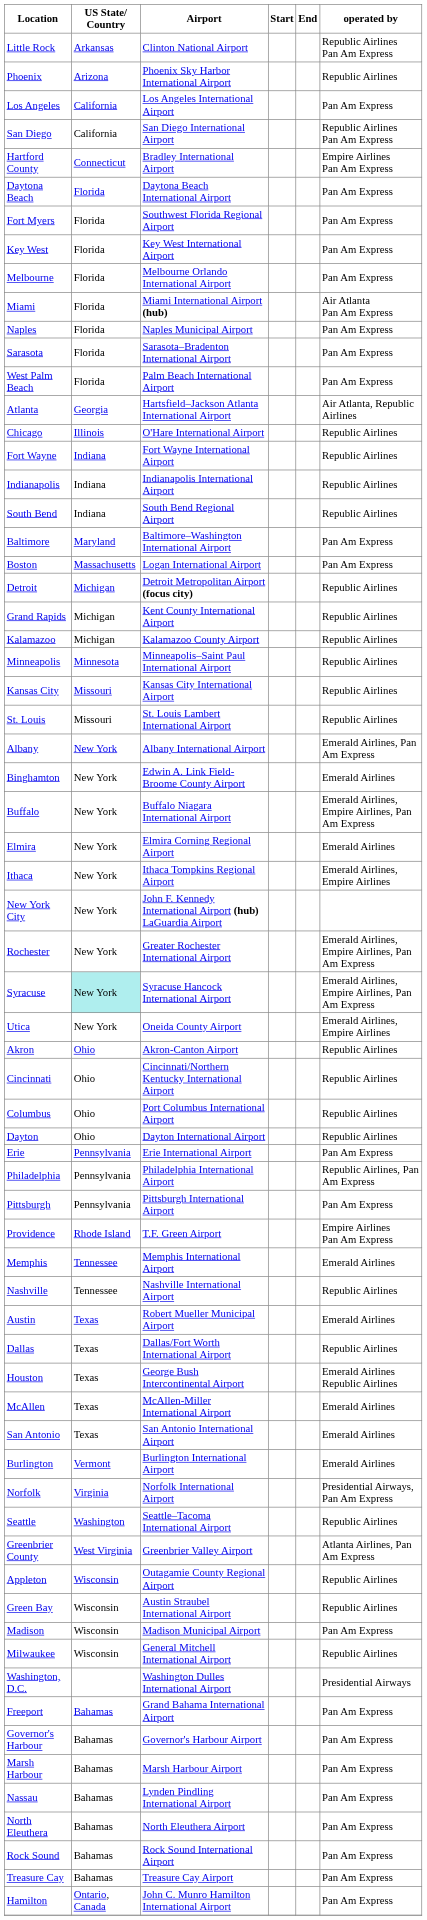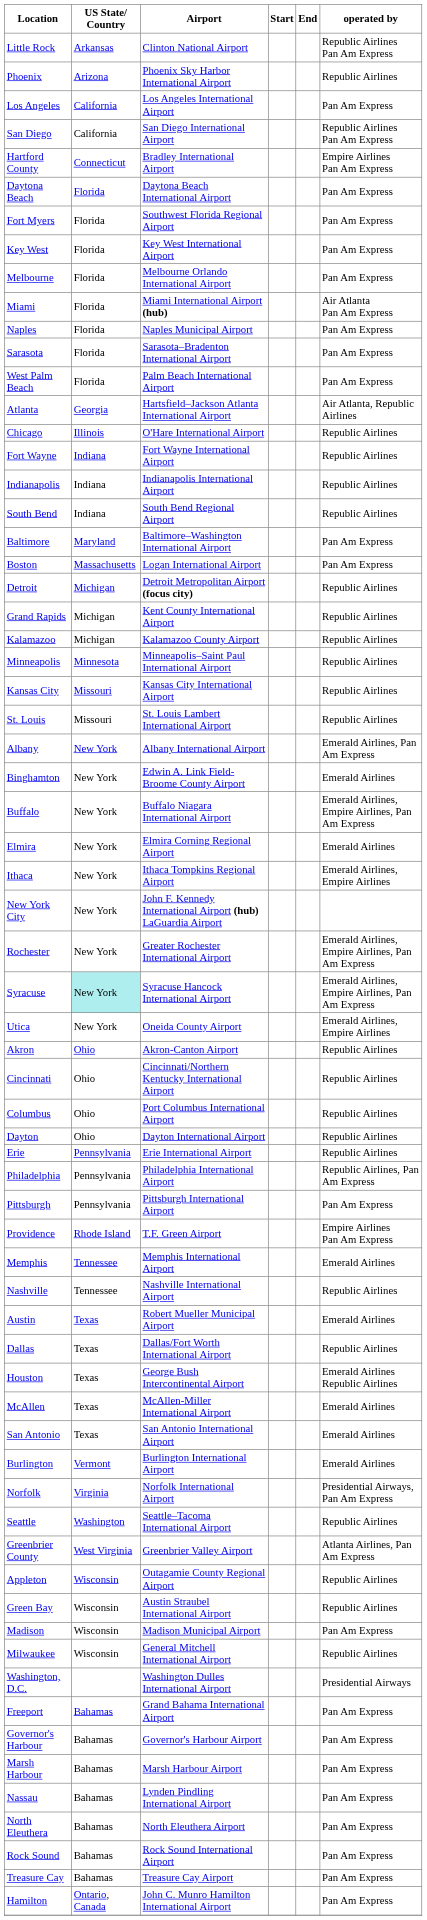(357, 1153) Pan Am Express -> (360, 1153) Republic Airlines
